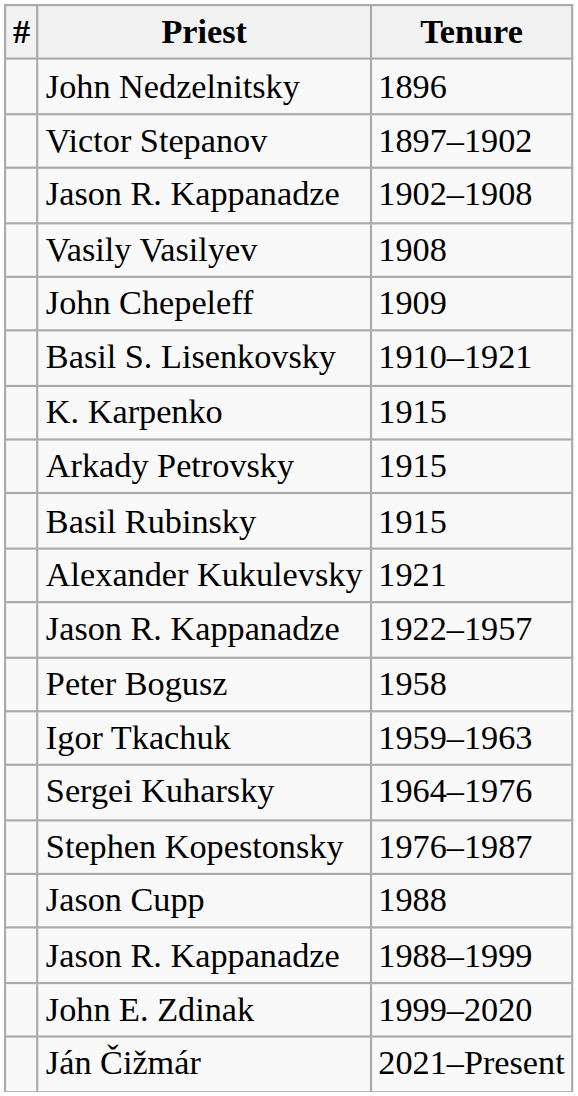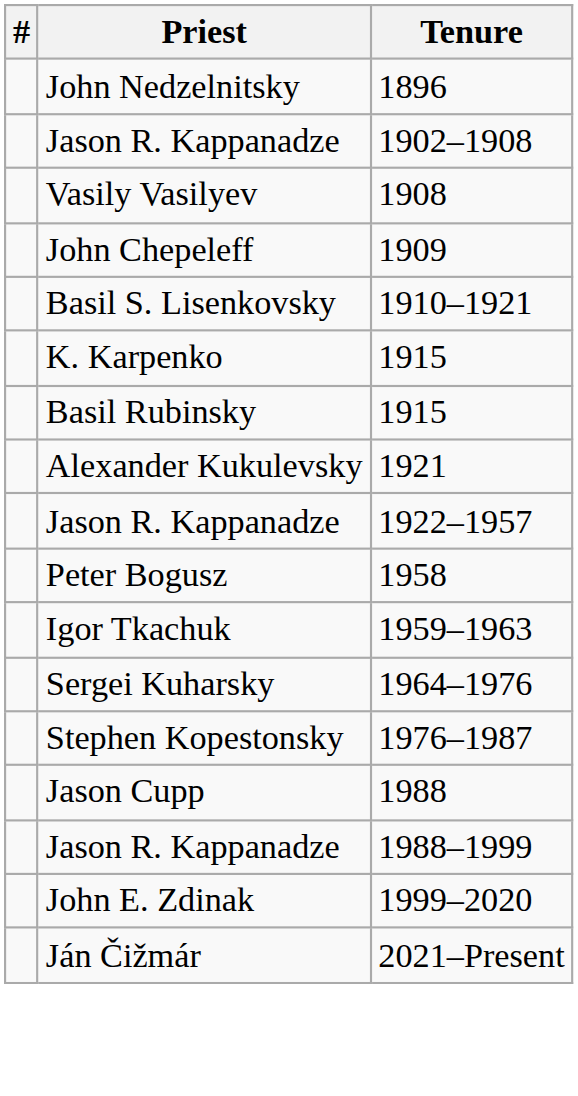- row: (157, 140)
- row: (170, 466)
